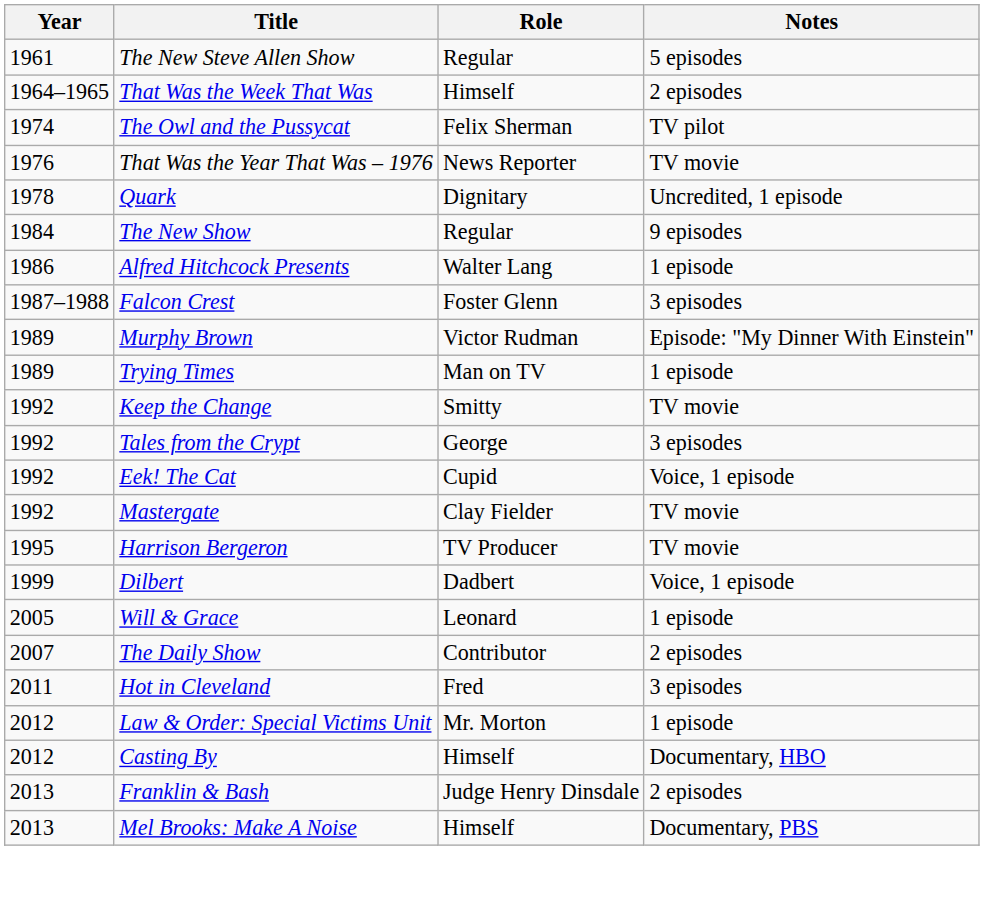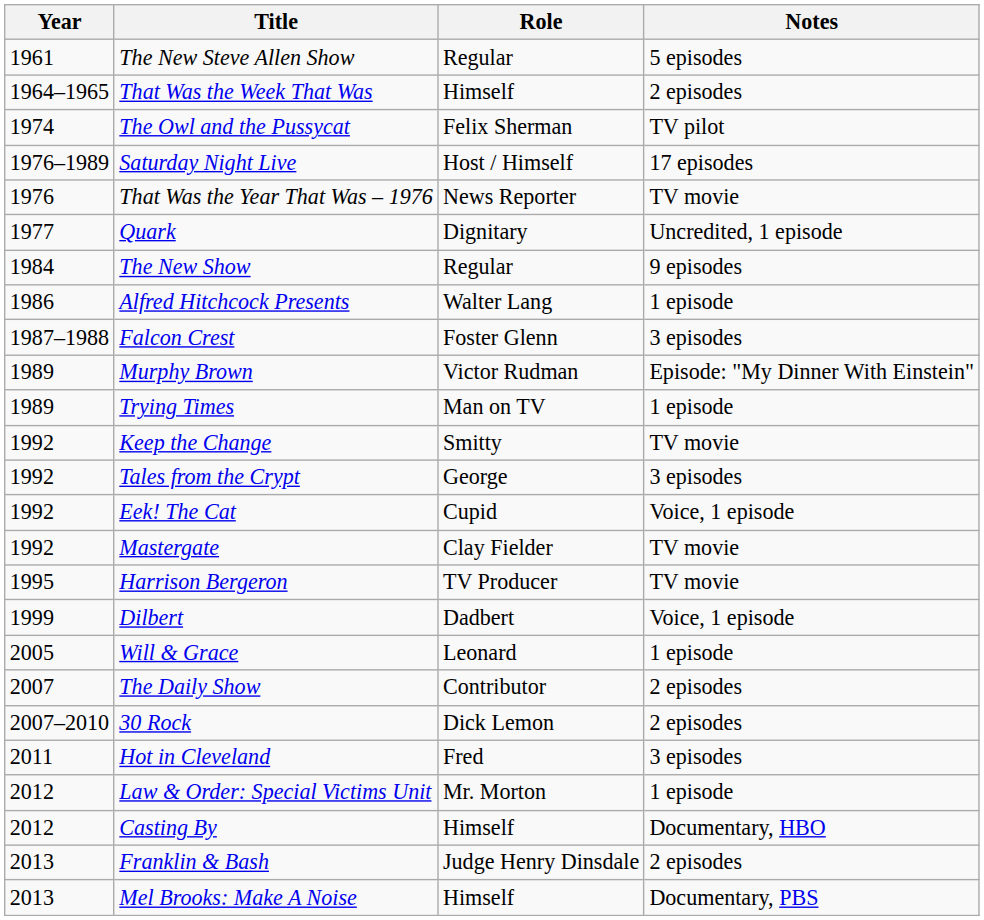+ row: (208, 162)
(32, 197) 1978 -> (32, 232) 1977
+ row: (155, 722)
